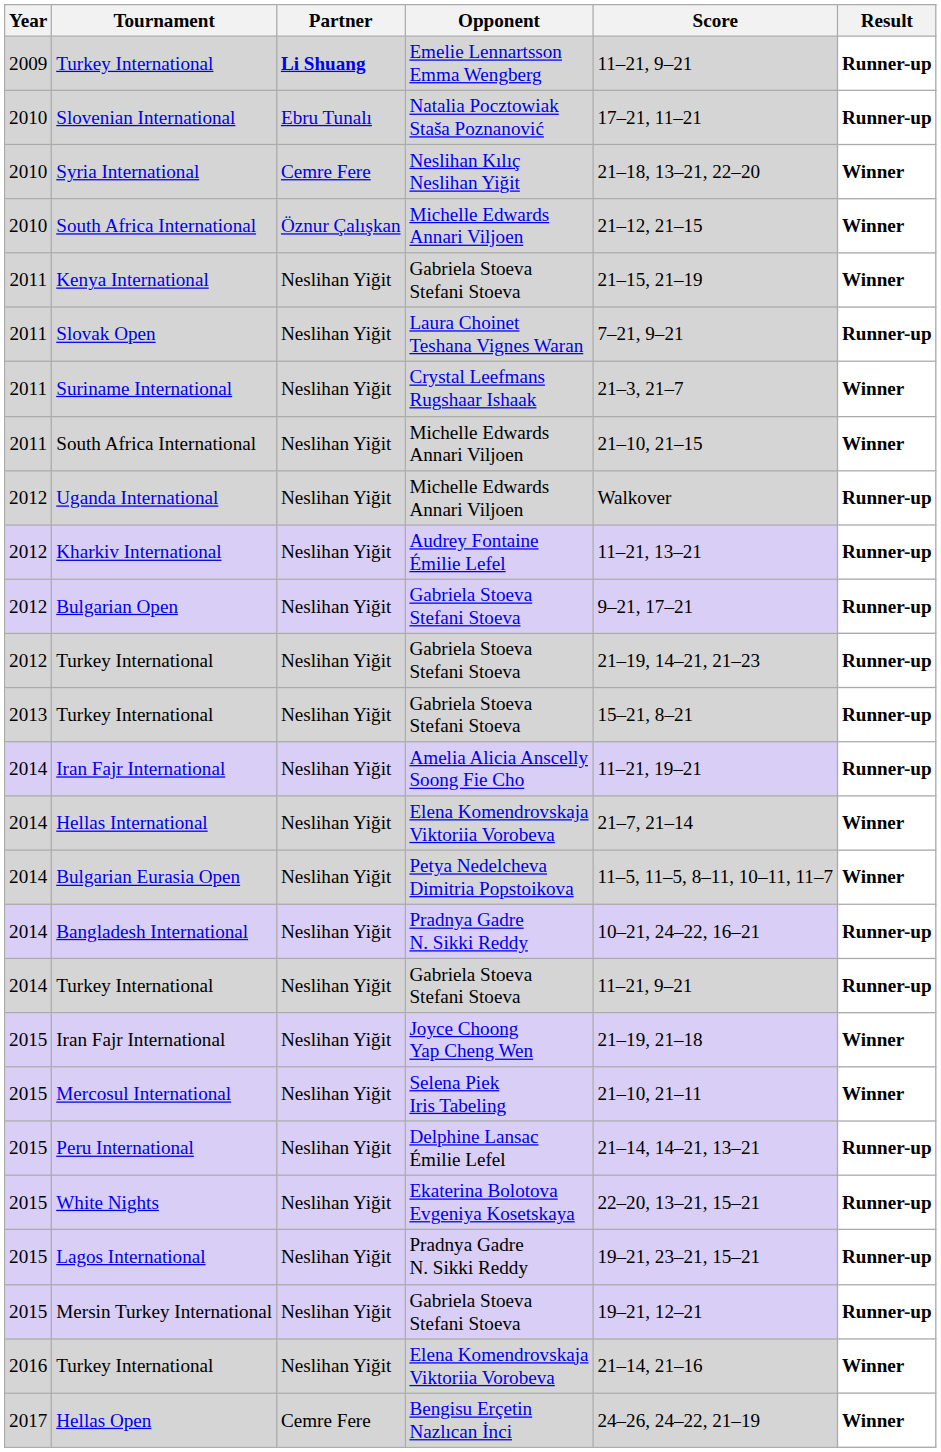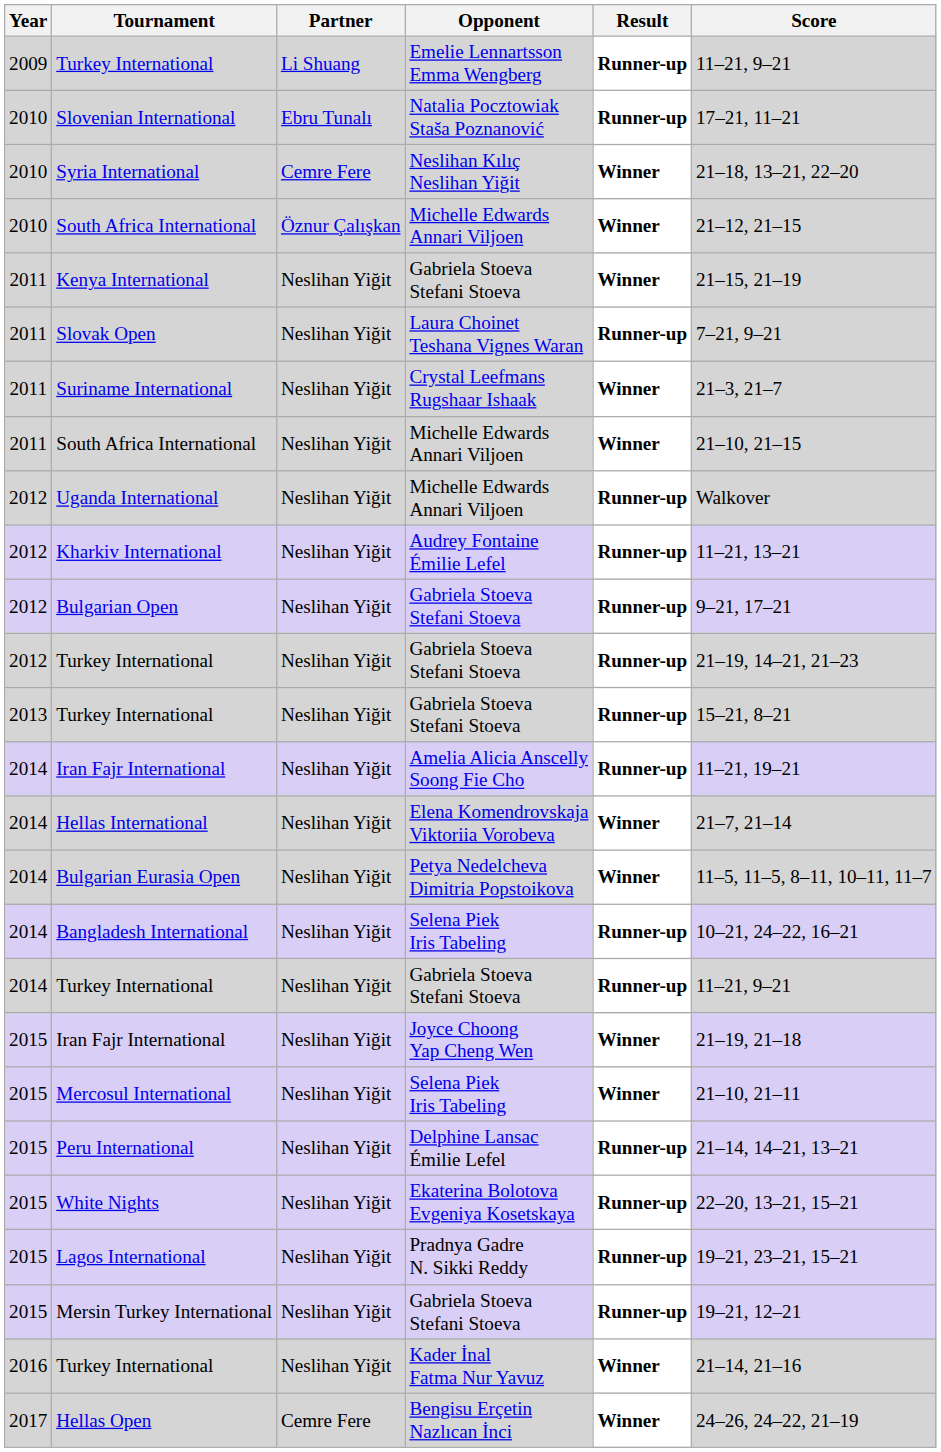columns swapped: (715, 20) <-> (887, 20)
(323, 63) bold -> (321, 63) normal
(469, 931) Pradnya Gadre N. Sikki Reddy -> (458, 931) Selena Piek Iris Tabeling
(499, 1365) Elena Komendrovskaja Viktoriia Vorobeva -> (477, 1365) Kader İnal Fatma Nur Yavuz
